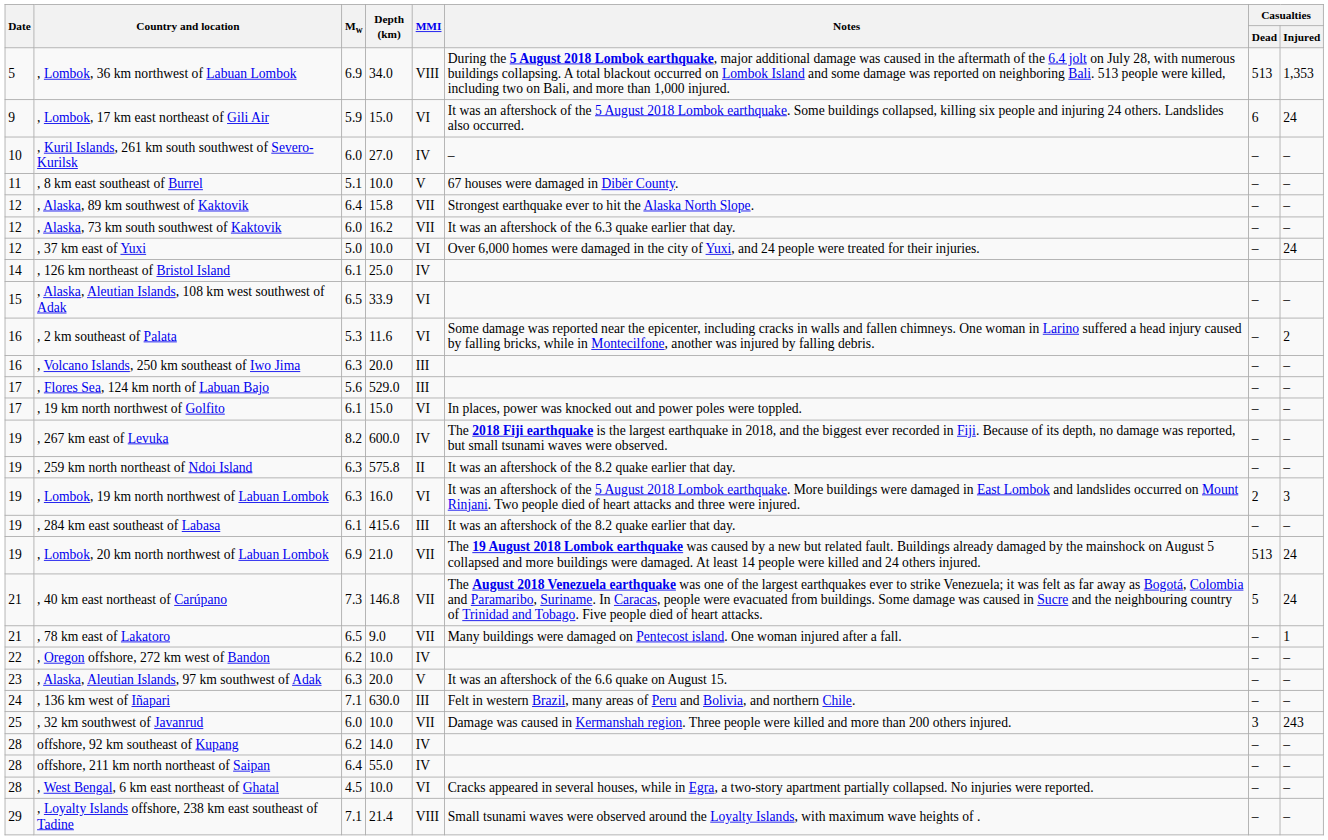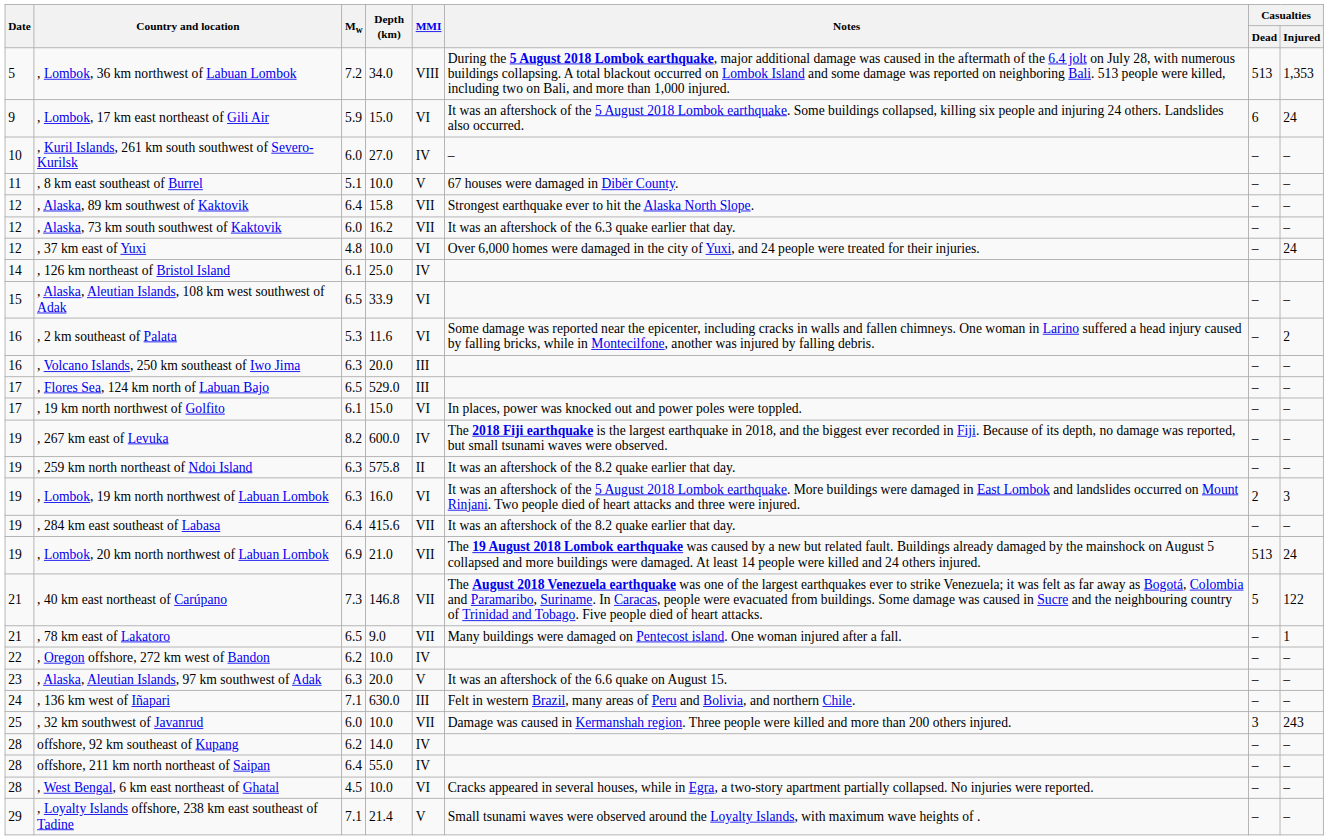(354, 73) 6.9 -> (354, 73) 7.2
(354, 249) 5.0 -> (354, 249) 4.8
(354, 387) 5.6 -> (354, 387) 6.5
(354, 525) 6.1 -> (354, 525) 6.4
(422, 525) III -> (425, 525) VII
(1290, 599) 24 -> (1293, 599) 122
(427, 816) VIII -> (421, 816) V
